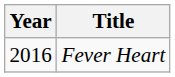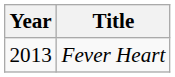(31, 54) 2016 -> (31, 54) 2013
